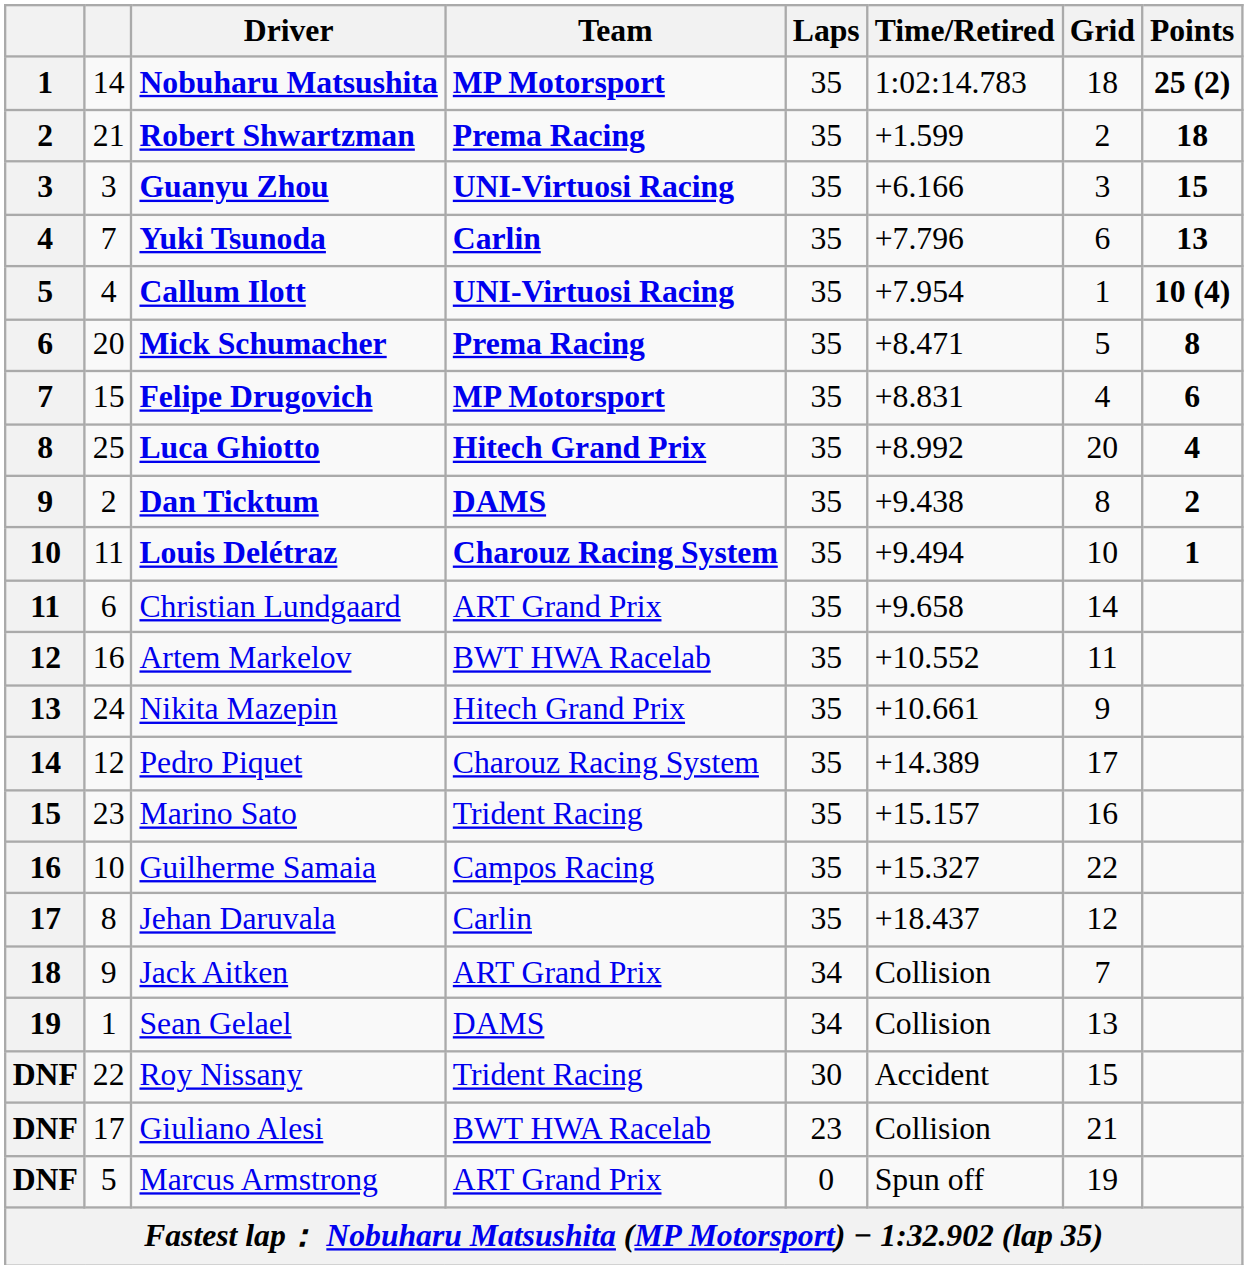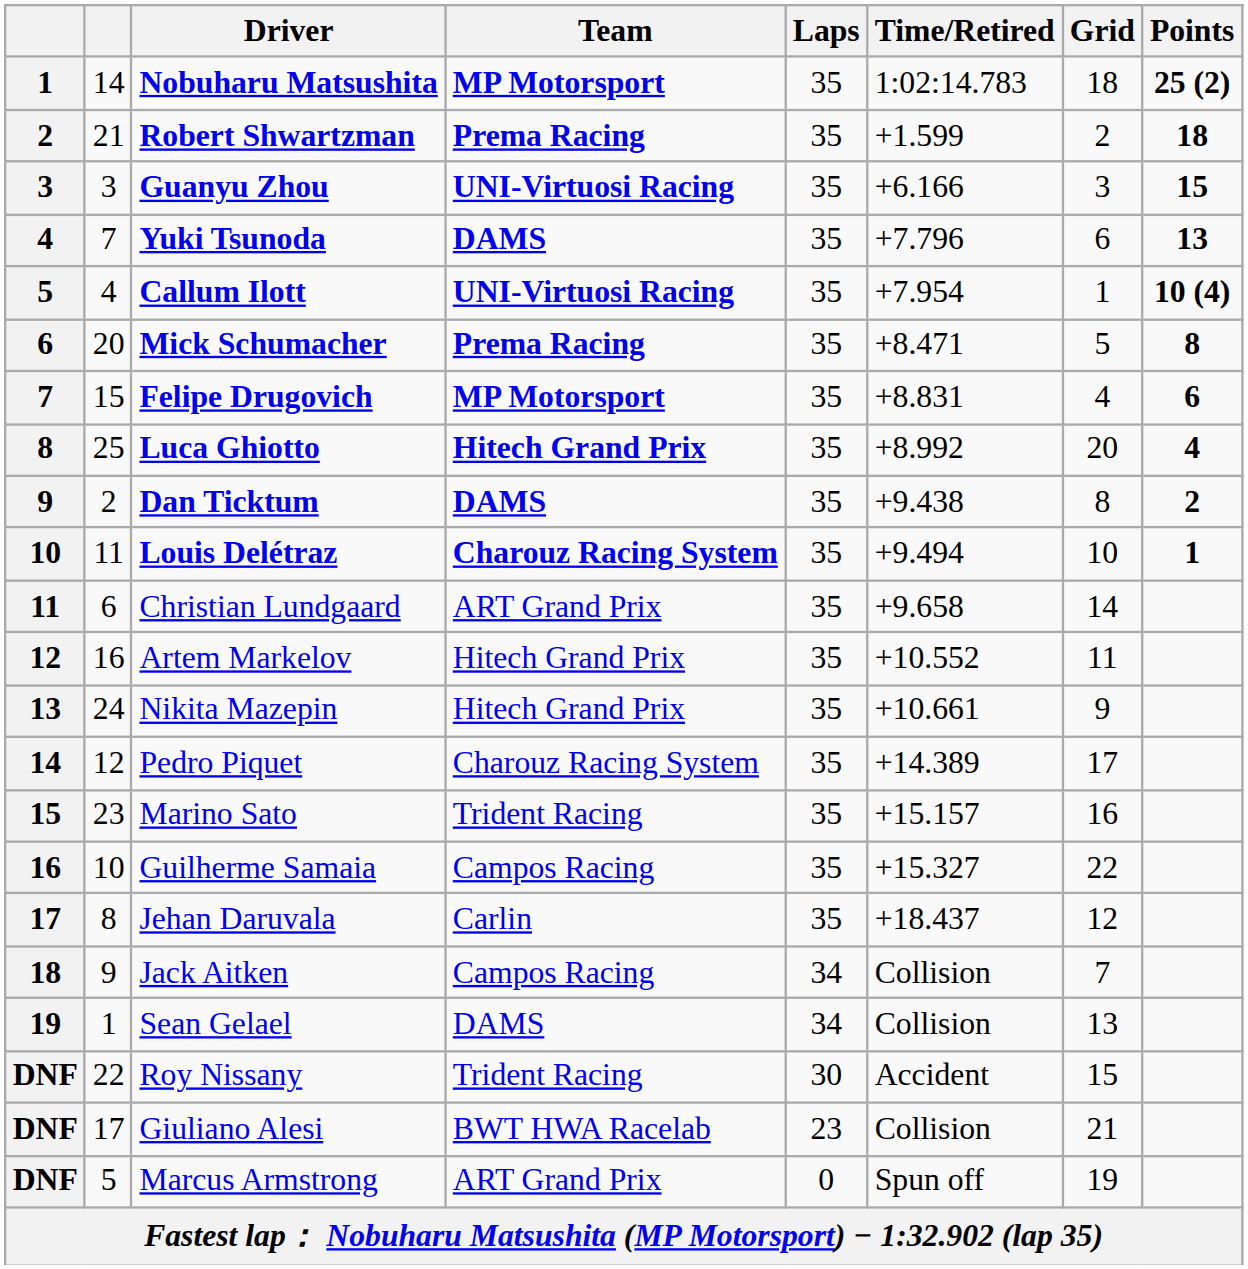(497, 239) Carlin -> (499, 239) DAMS
(582, 657) BWT HWA Racelab -> (569, 657) Hitech Grand Prix
(557, 971) ART Grand Prix -> (554, 971) Campos Racing
